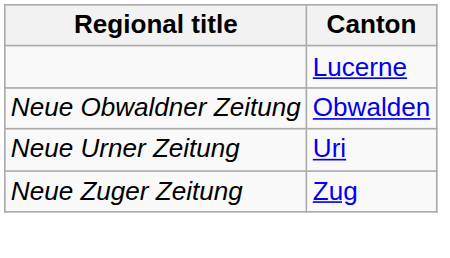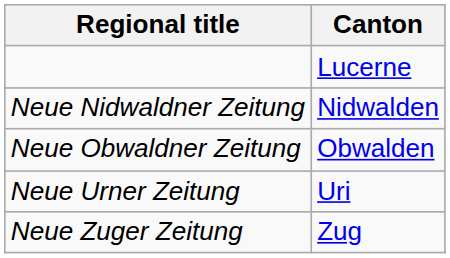+ row: (158, 107)
